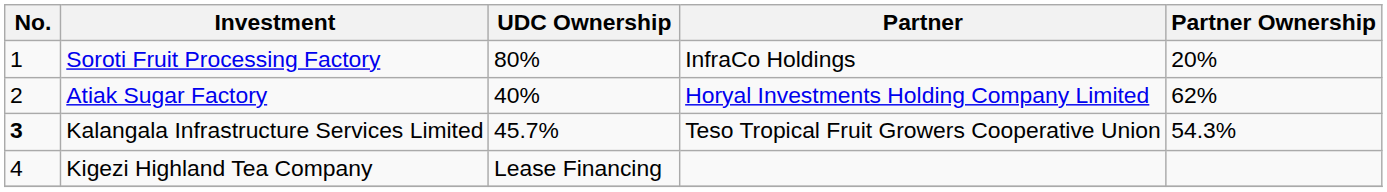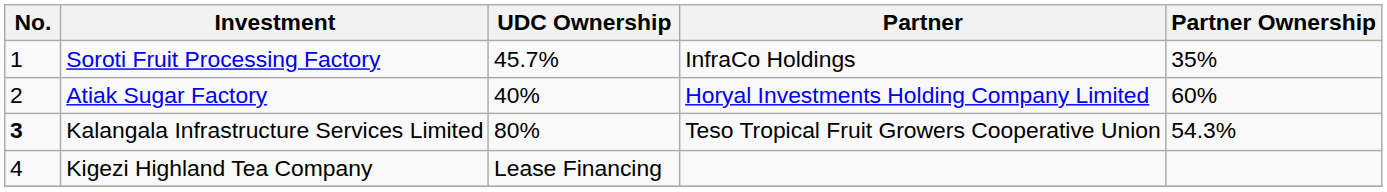(517, 58) 80% -> (526, 58) 45.7%
(1194, 58) 20% -> (1194, 58) 35%
(1194, 95) 62% -> (1194, 95) 60%
(526, 131) 45.7% -> (517, 131) 80%
